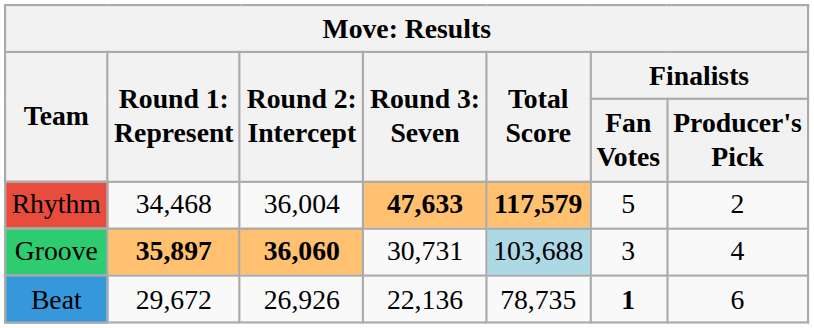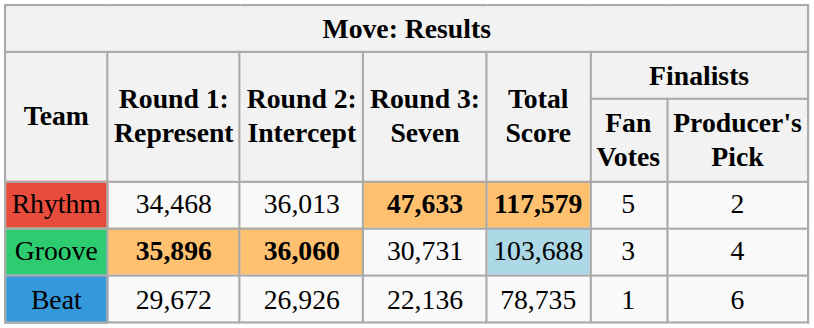(302, 203) 36,004 -> (302, 203) 36,013
(174, 251) 35,897 -> (174, 251) 35,896
(628, 298) bold -> (628, 298) normal
